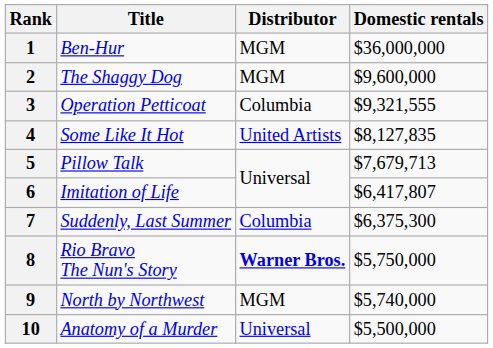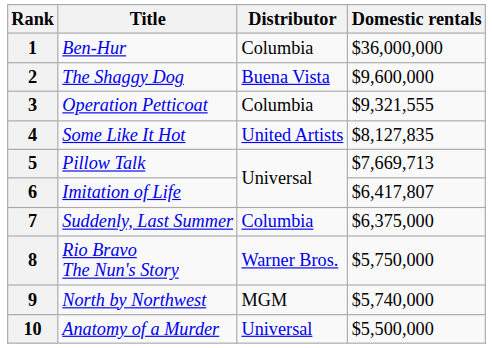(262, 47) MGM -> (277, 47) Columbia
(262, 76) MGM -> (286, 76) Buena Vista
(395, 163) $7,679,713 -> (393, 163) $7,669,713
(395, 221) $6,375,300 -> (393, 221) $6,375,000
(292, 260) bold -> (290, 260) normal
